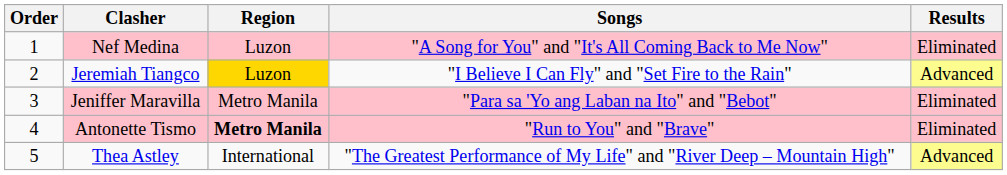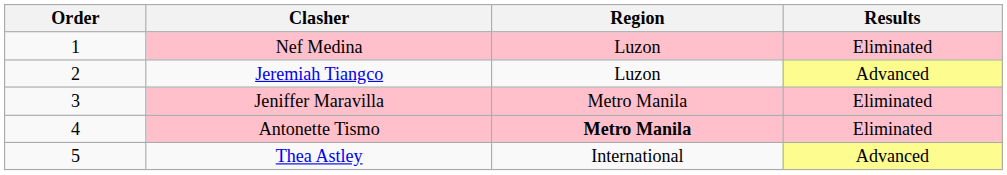- column: (620, 18)
(268, 73) gold background -> (637, 73) no background
